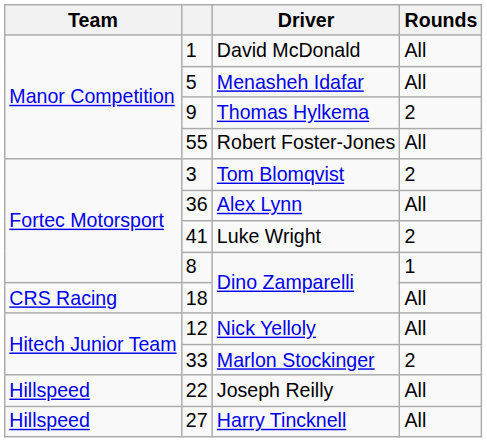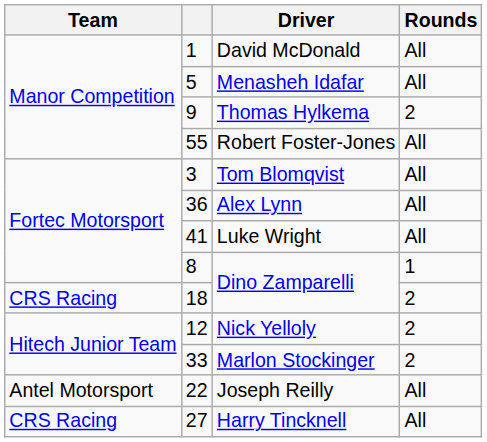(410, 174) 2 -> (415, 174) All
(410, 236) 2 -> (415, 236) All
(415, 298) All -> (410, 298) 2
(415, 328) All -> (410, 328) 2
(50, 390) Hillspeed -> (81, 390) Antel Motorsport
(50, 421) Hillspeed -> (63, 421) CRS Racing
